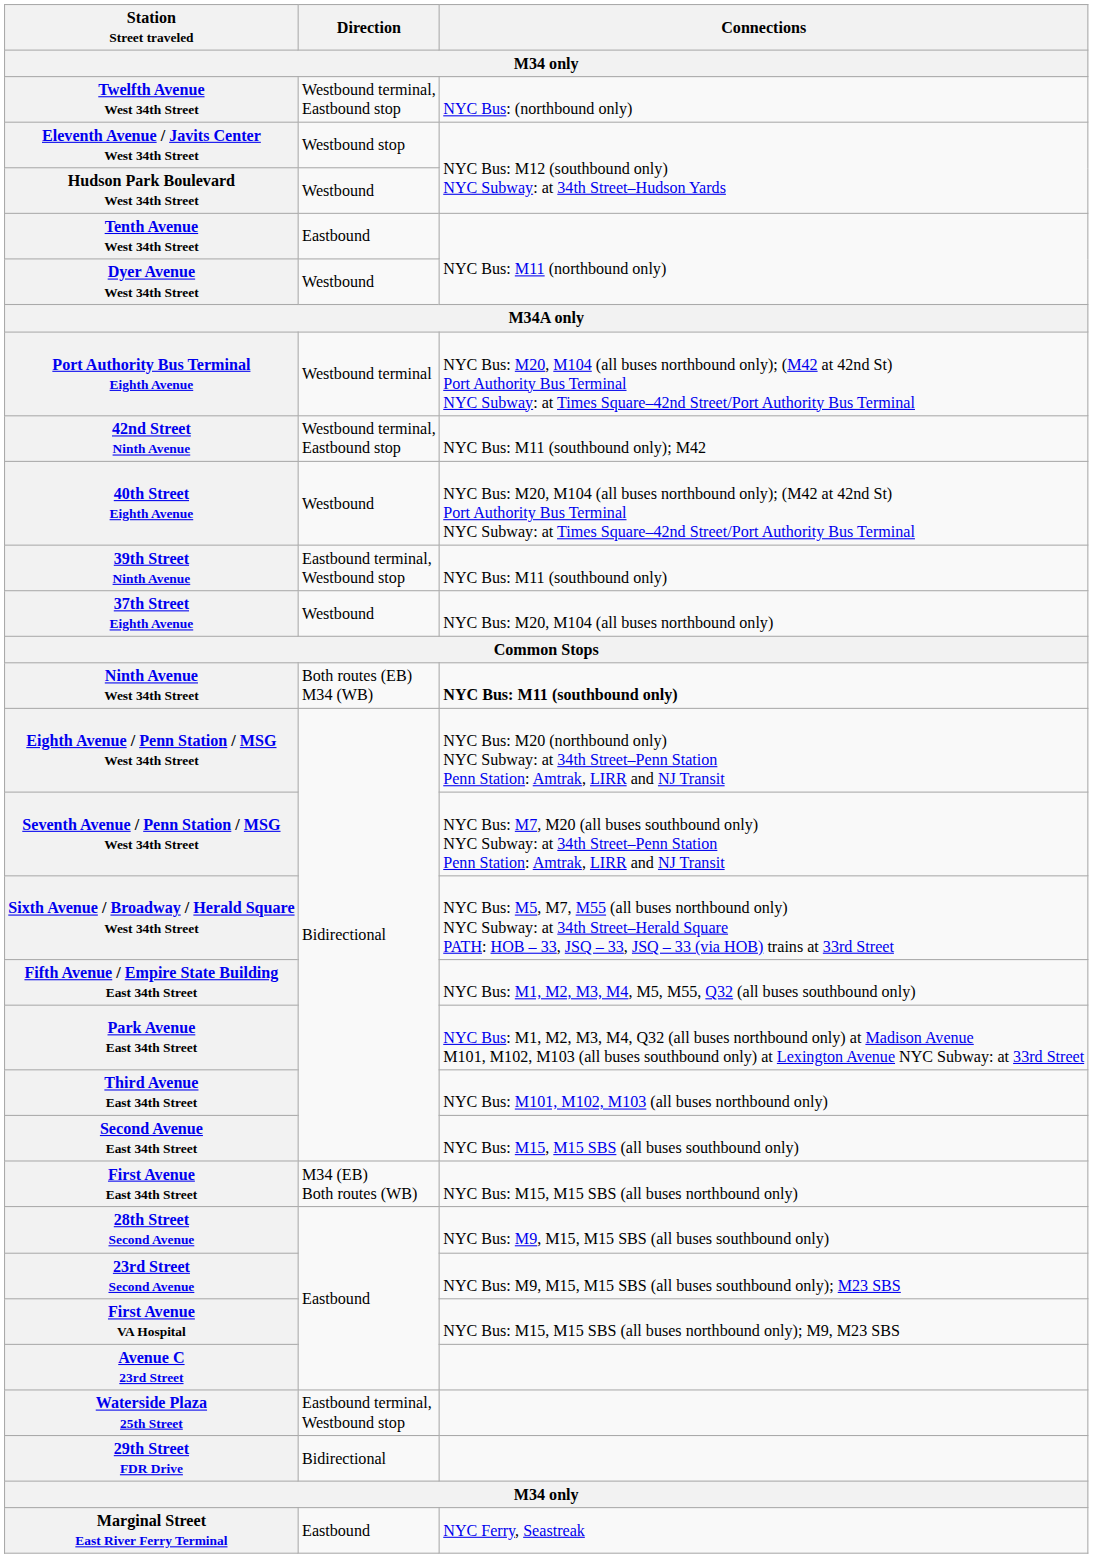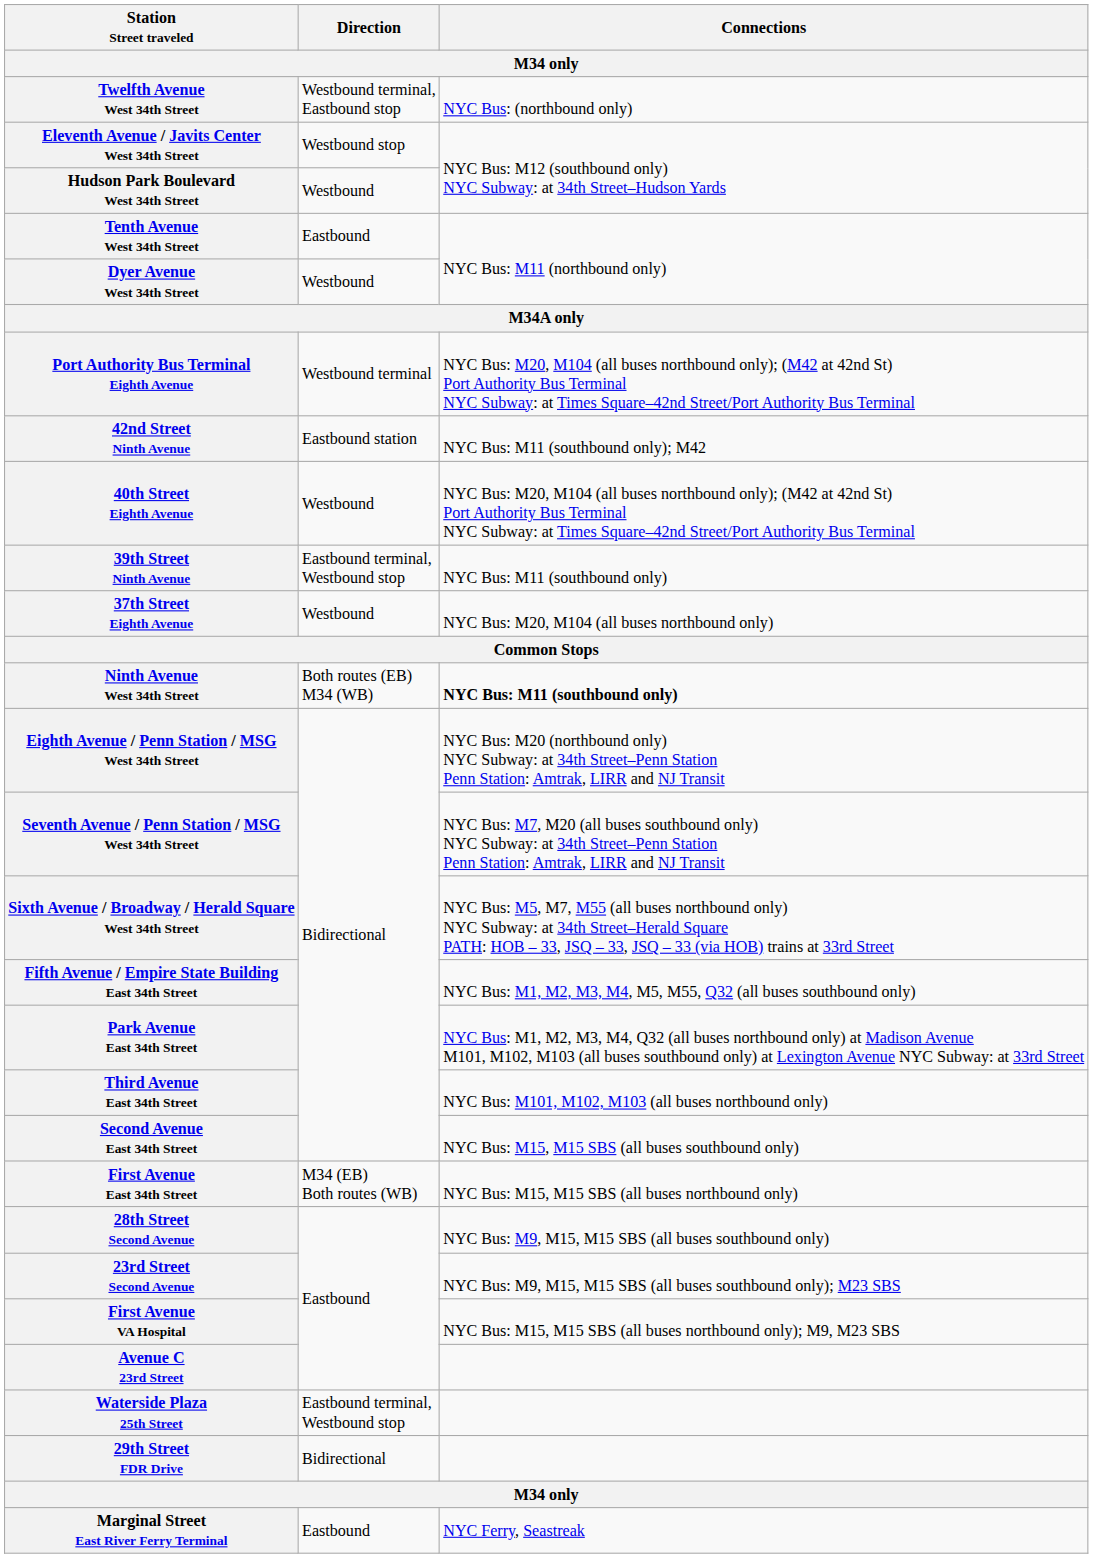(369, 438) Westbound terminal, Eastbound stop -> (360, 438) Eastbound station
